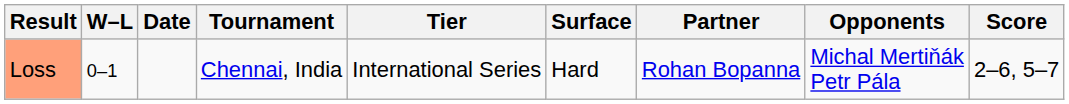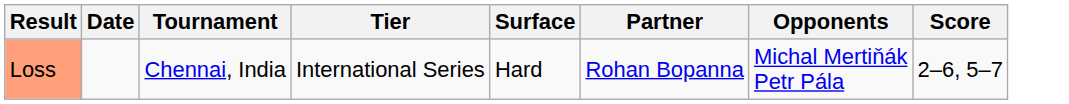- column: (110, 21)
